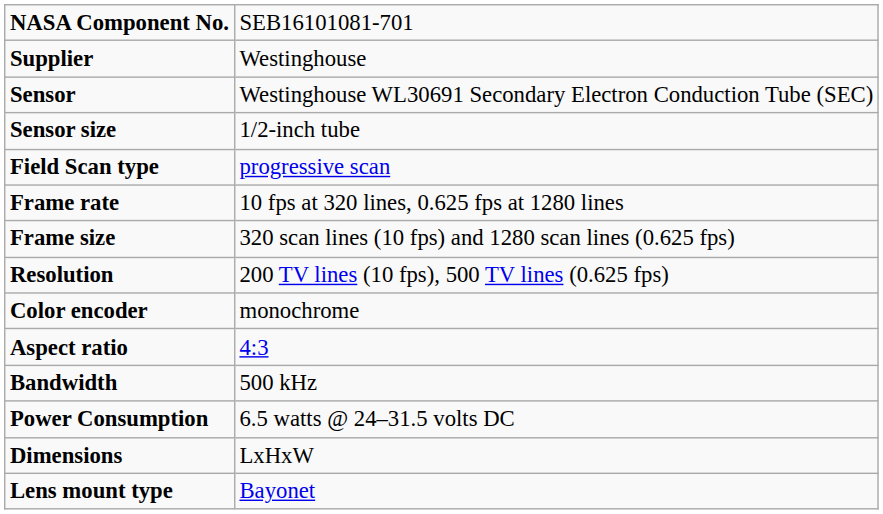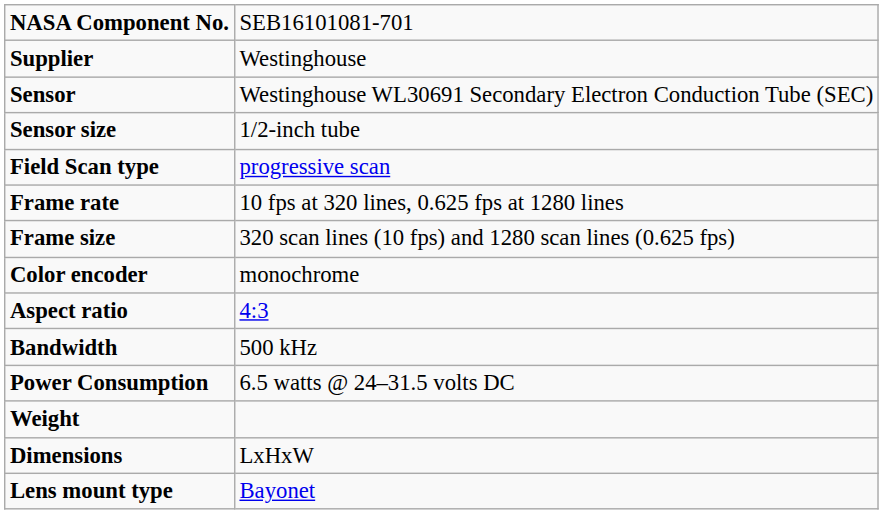- row: (62, 274)
+ row: (45, 418)
